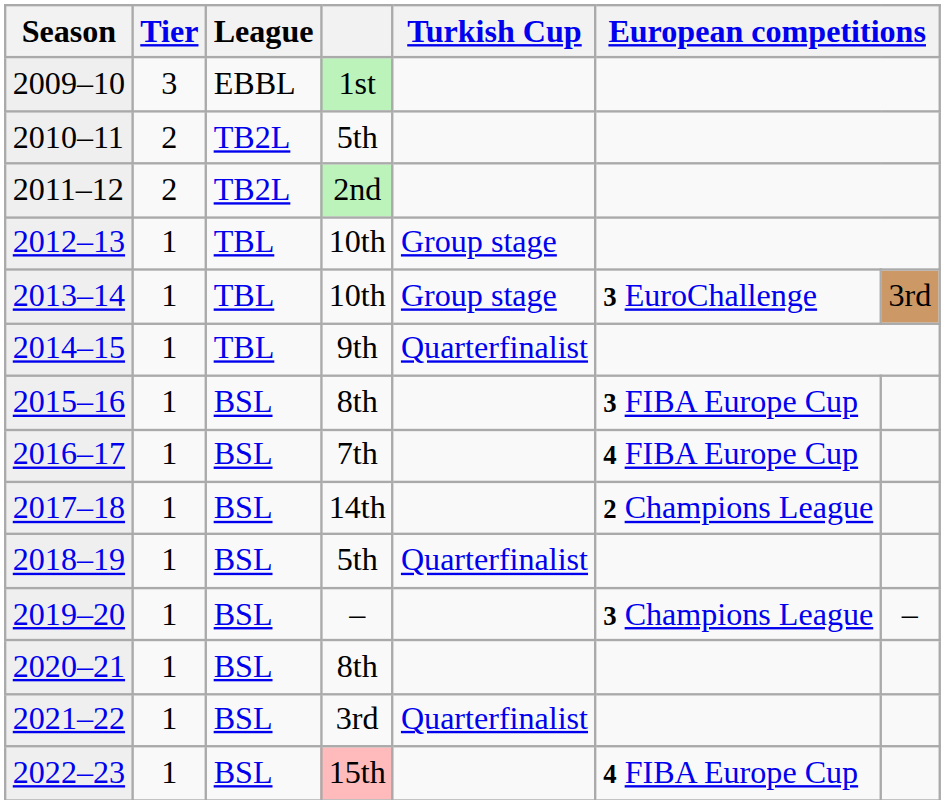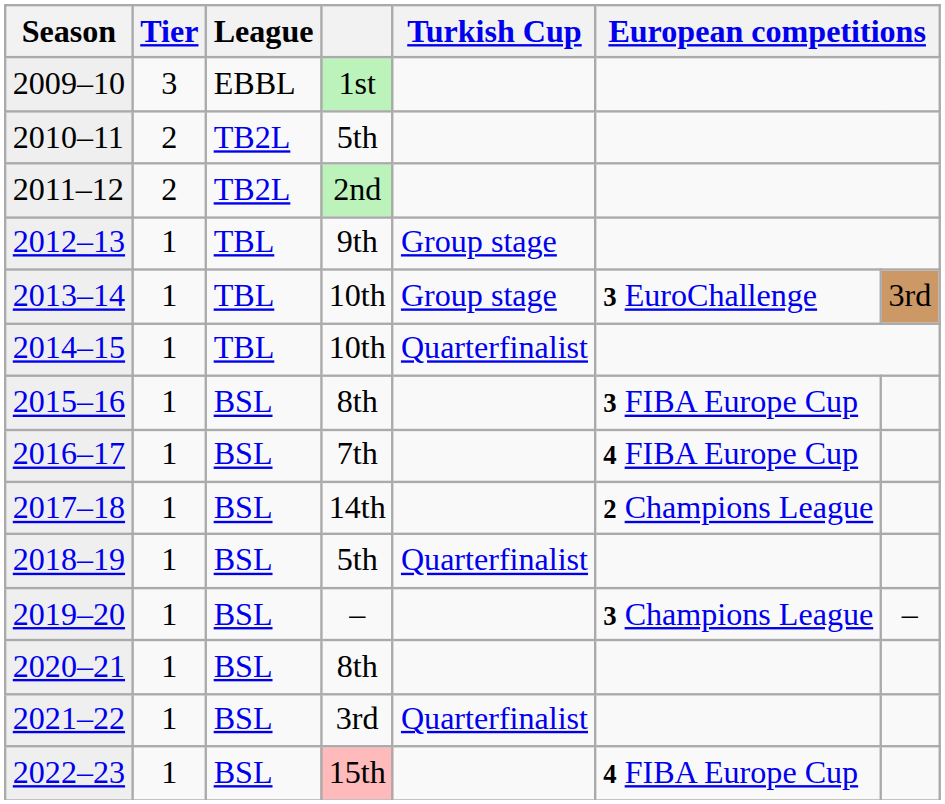(357, 242) 10th -> (357, 242) 9th
(357, 348) 9th -> (357, 348) 10th
